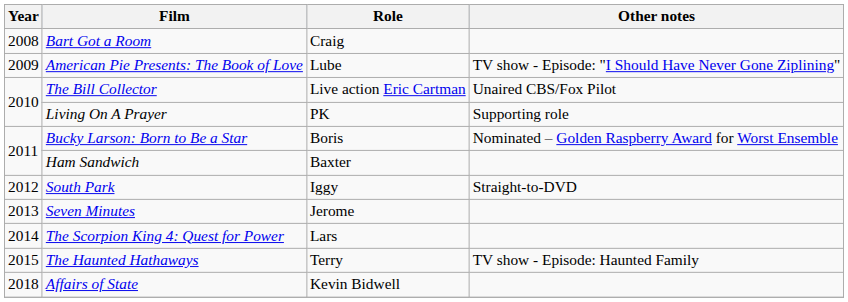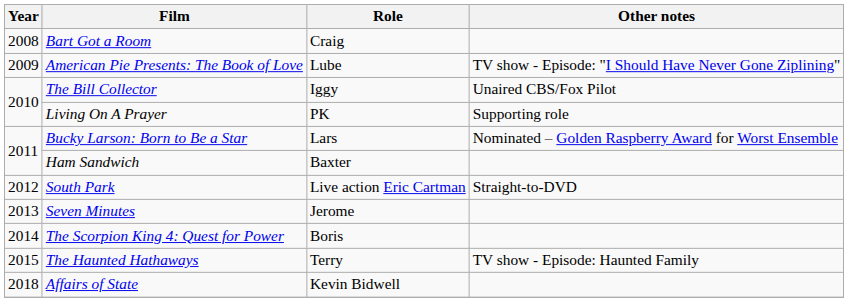(388, 89) Live action Eric Cartman -> (324, 89) Iggy
(327, 138) Boris -> (324, 138) Lars
(324, 187) Iggy -> (388, 187) Live action Eric Cartman
(324, 235) Lars -> (327, 235) Boris
